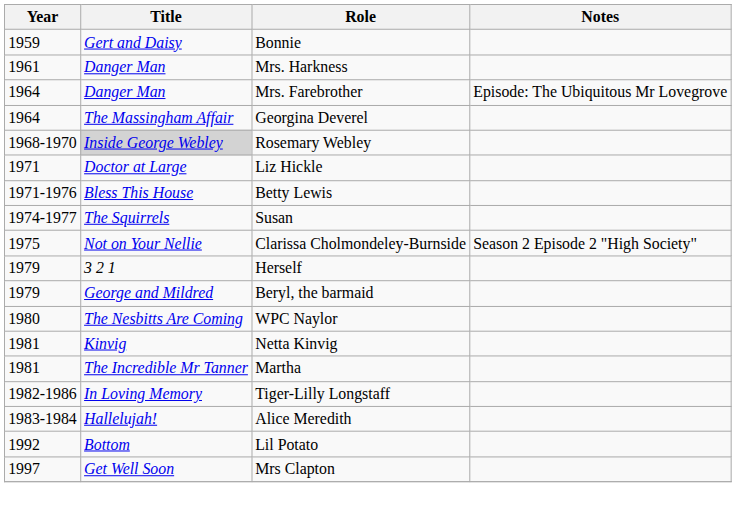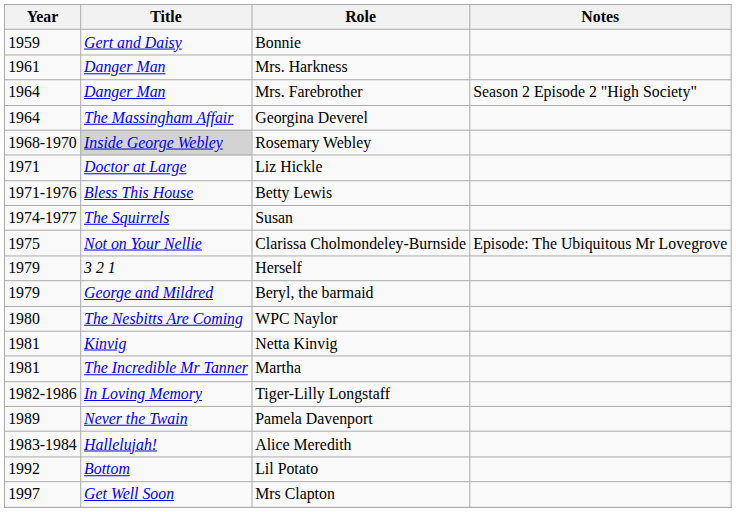(600, 92) Episode: The Ubiquitous Mr Lovegrove -> (585, 92) Season 2 Episode 2 "High Society"
(585, 243) Season 2 Episode 2 "High Society" -> (600, 243) Episode: The Ubiquitous Mr Lovegrove
+ row: (314, 419)
